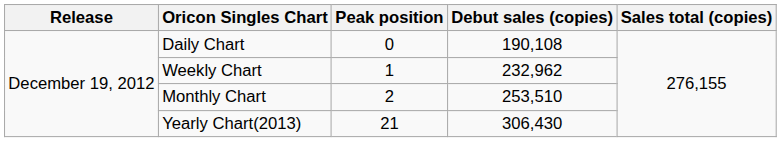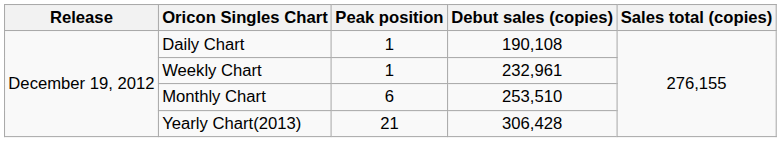(389, 44) 0 -> (389, 44) 1
(532, 70) 232,962 -> (532, 70) 232,961
(389, 96) 2 -> (389, 96) 6
(532, 123) 306,430 -> (532, 123) 306,428
